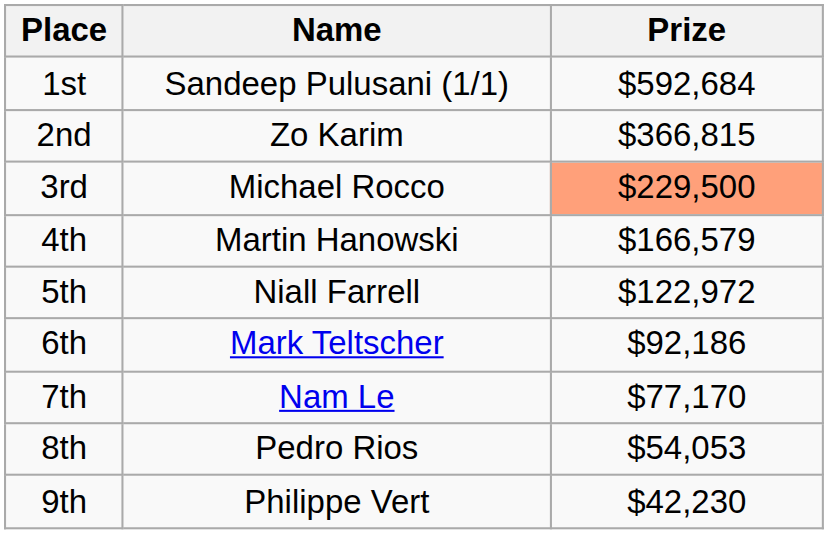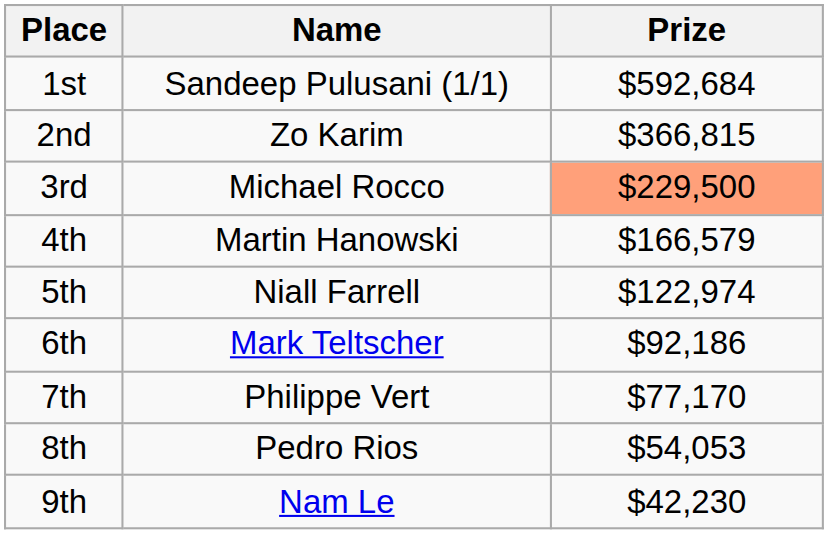(687, 291) $122,972 -> (687, 291) $122,974
(337, 396) Nam Le -> (337, 396) Philippe Vert
(337, 501) Philippe Vert -> (337, 501) Nam Le
